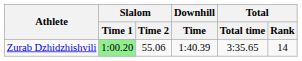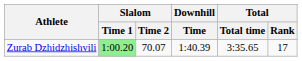(154, 48) 55.06 -> (154, 48) 70.07
(282, 48) 14 -> (282, 48) 17
